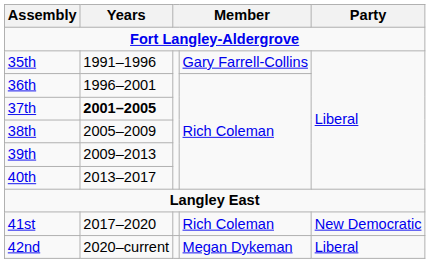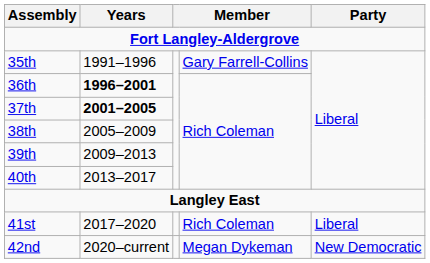(120, 85) normal -> (120, 85) bold
(368, 223) New Democratic -> (337, 223) Liberal
(337, 246) Liberal -> (368, 246) New Democratic
